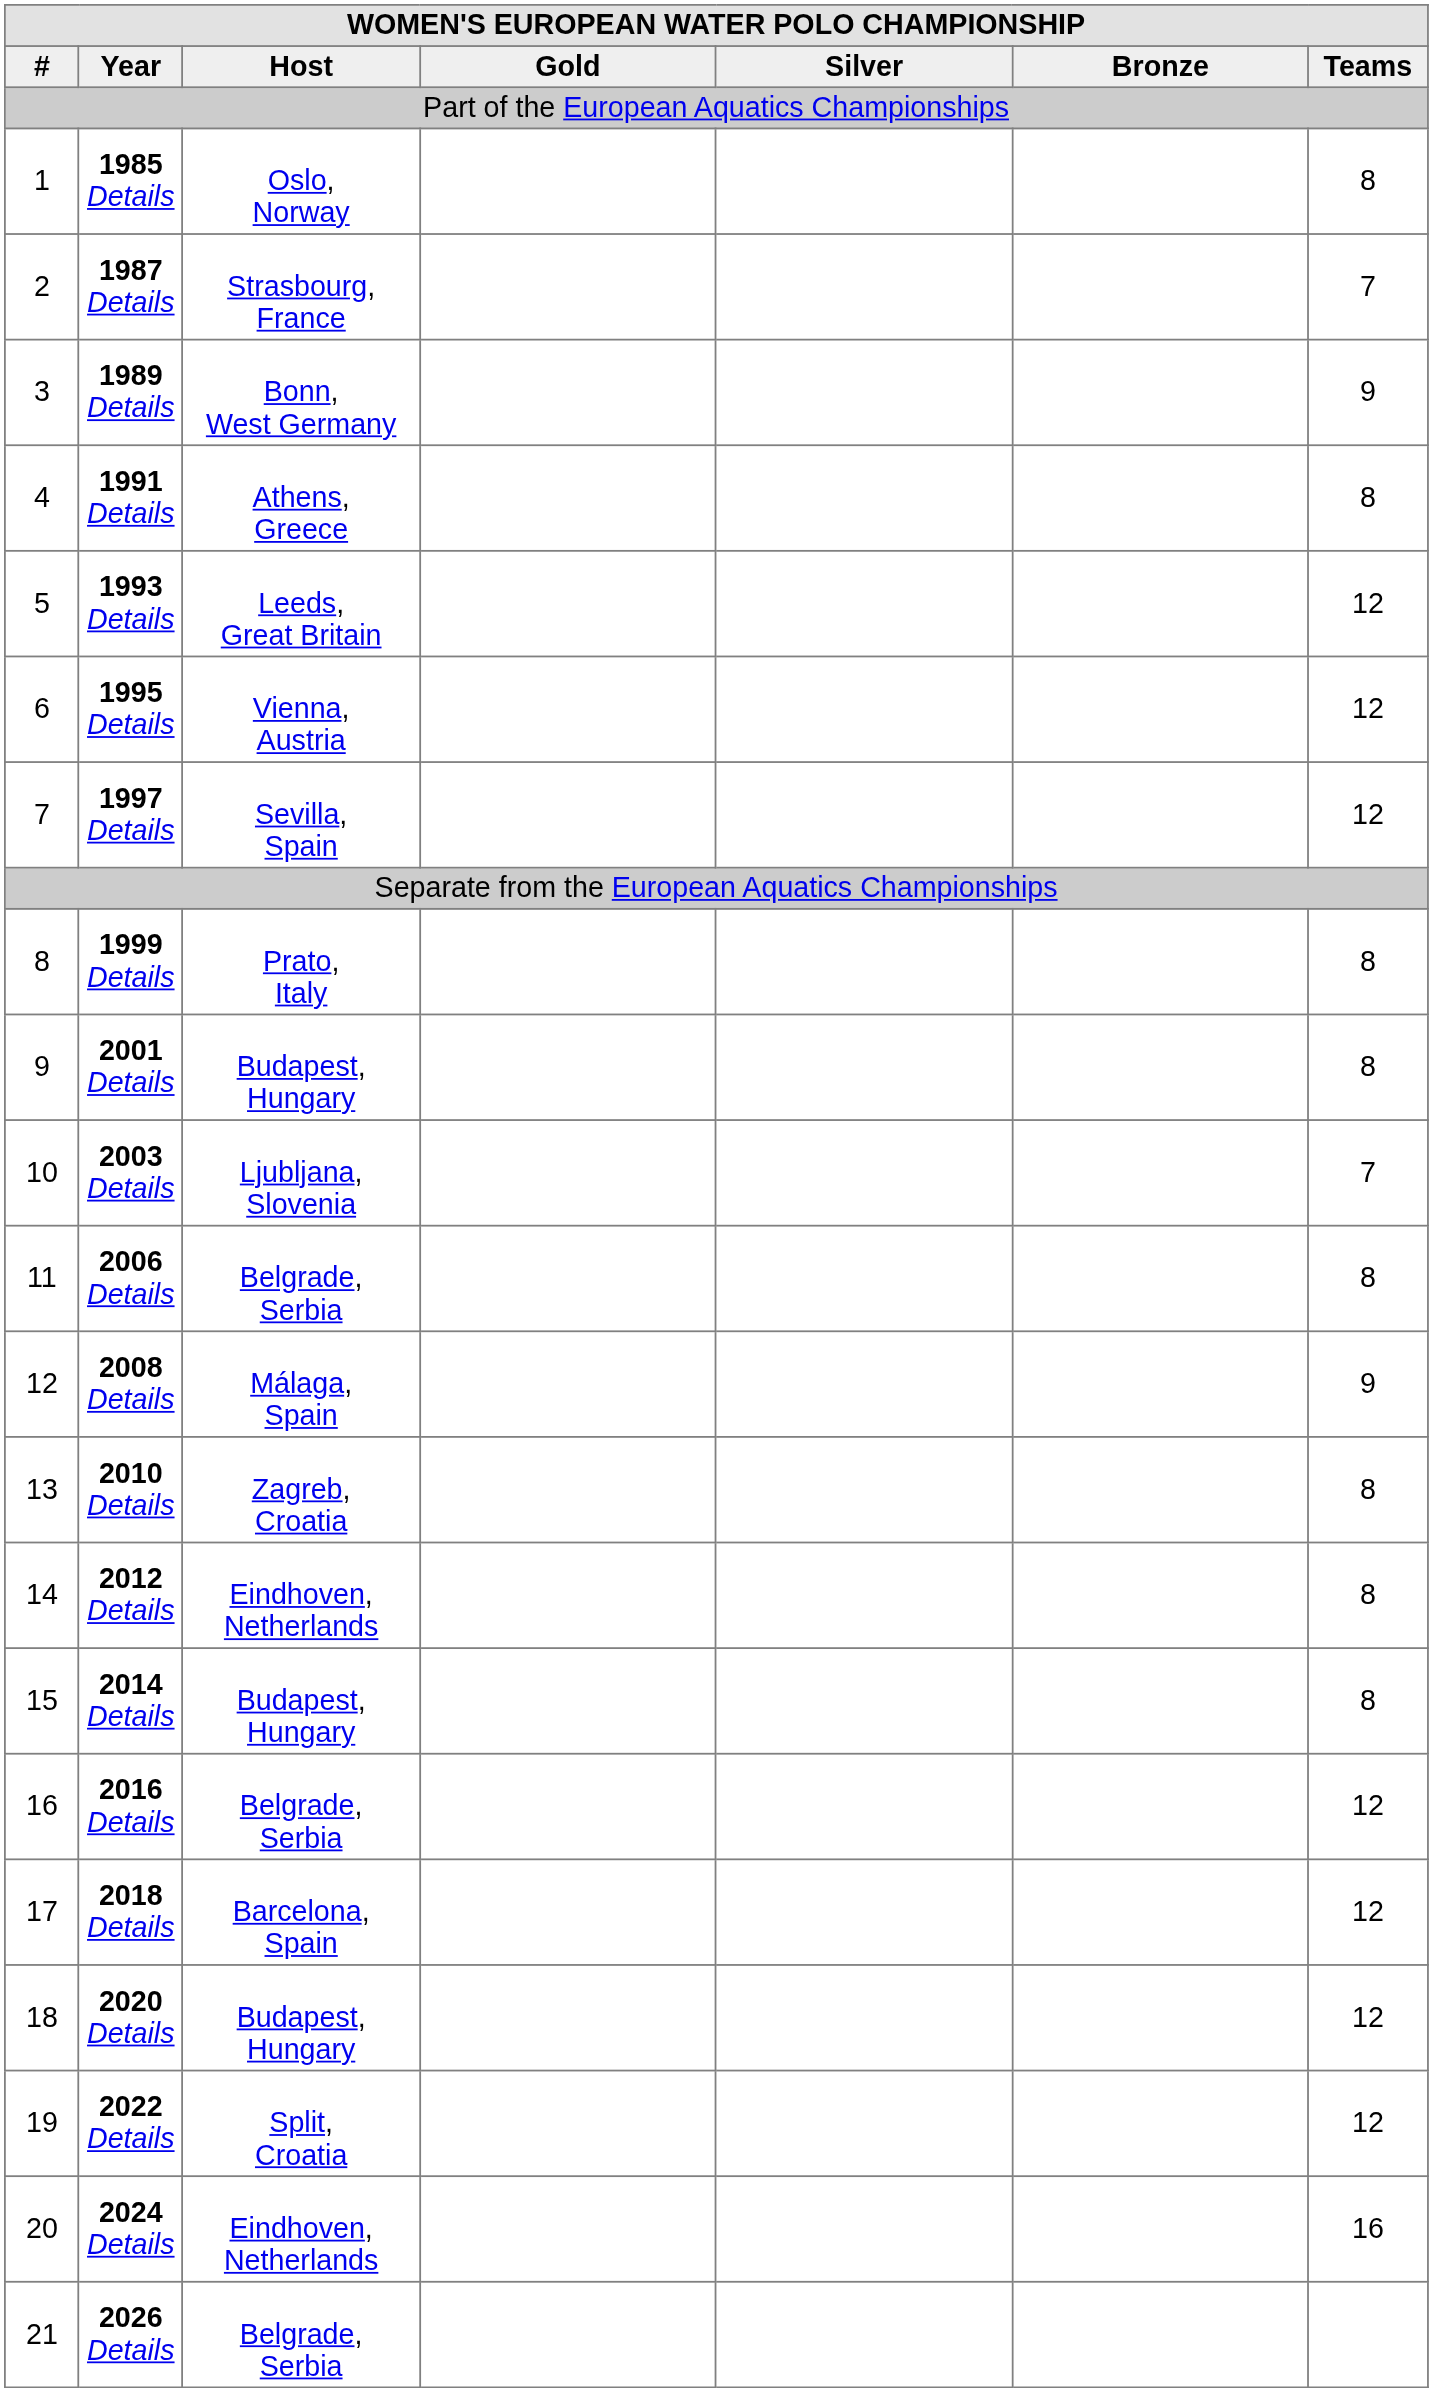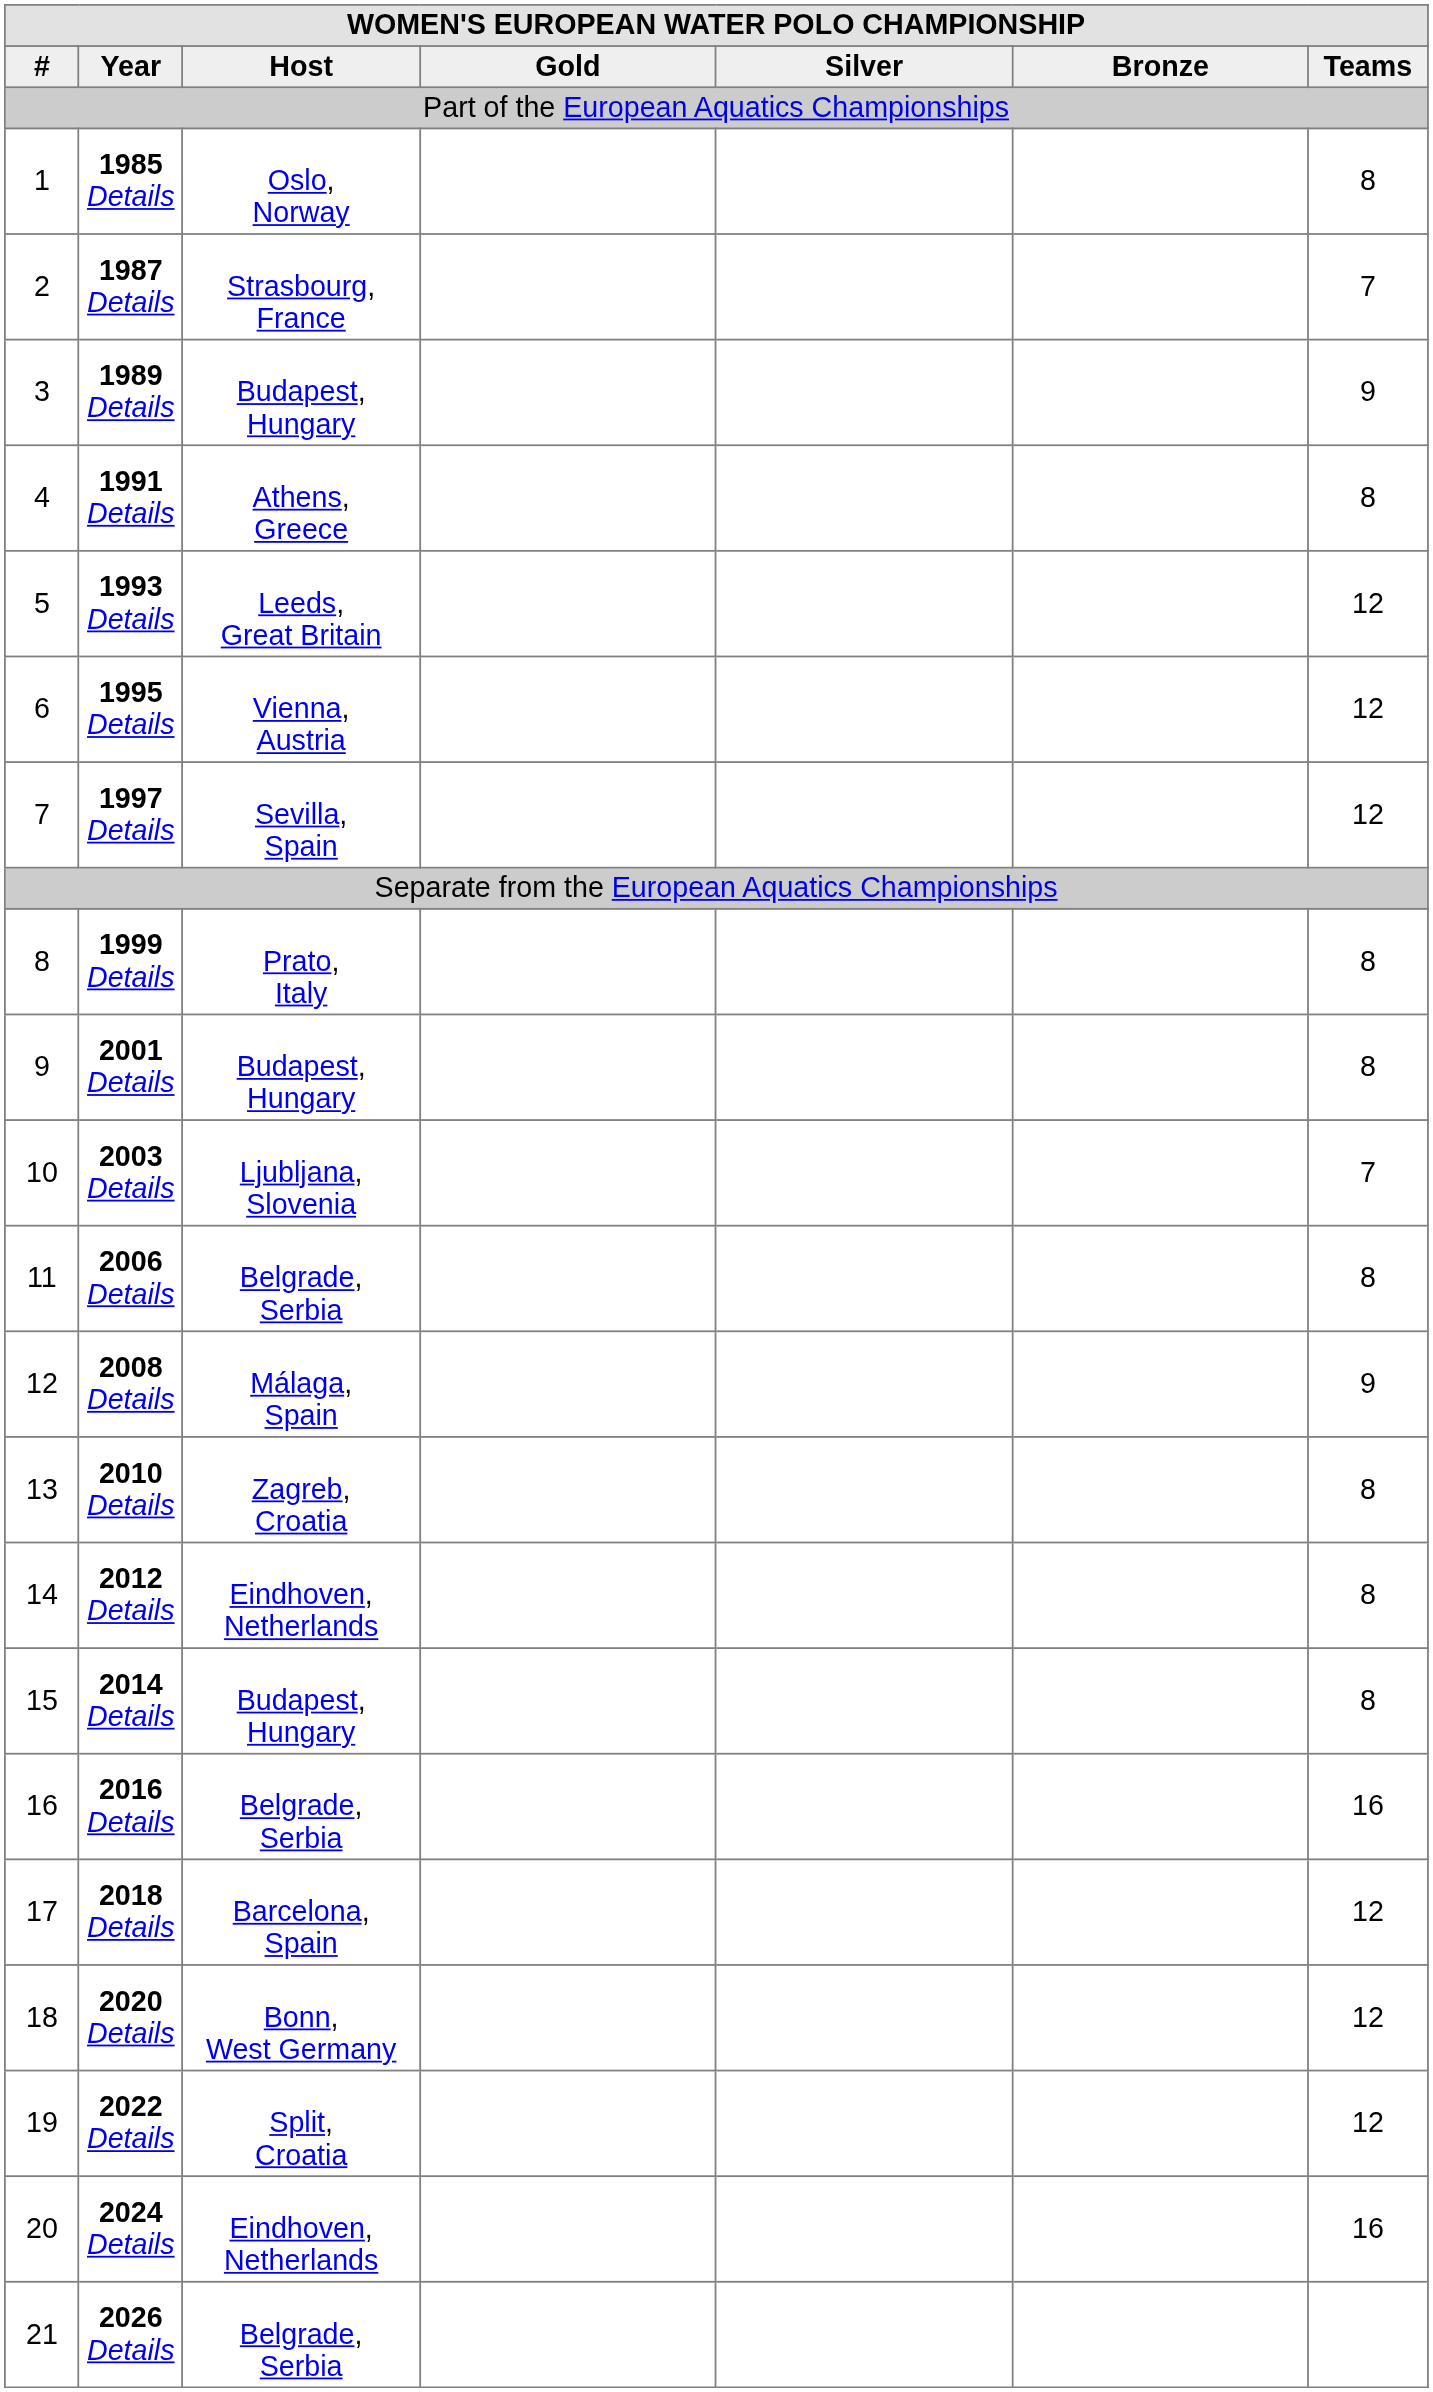(301, 408) Bonn, West Germany -> (301, 408) Budapest, Hungary
(1368, 1806) 12 -> (1368, 1806) 16
(301, 2033) Budapest, Hungary -> (301, 2033) Bonn, West Germany
